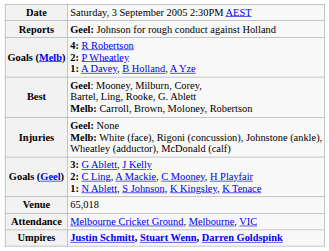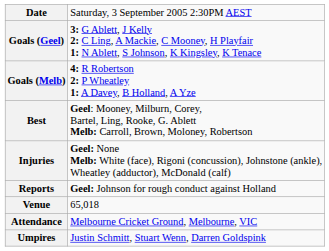rows swapped: (36, 177) <-> (36, 29)
(177, 238) bold -> (168, 238) normal
